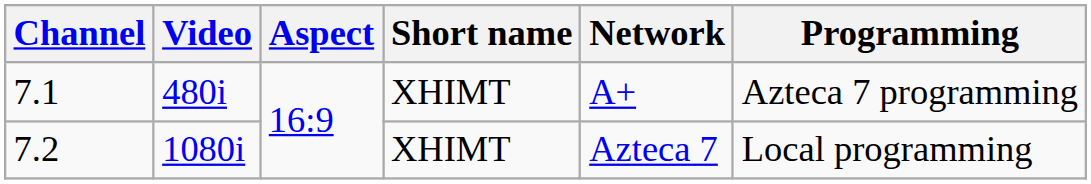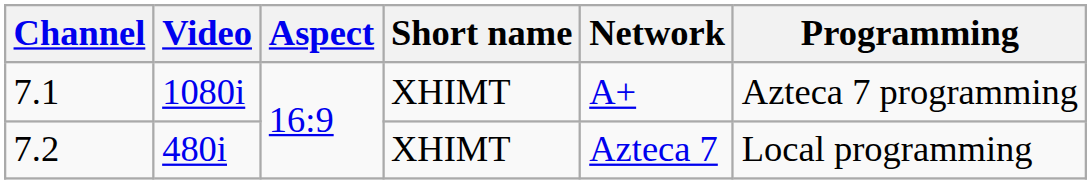(195, 91) 480i -> (204, 91) 1080i
(204, 149) 1080i -> (195, 149) 480i
